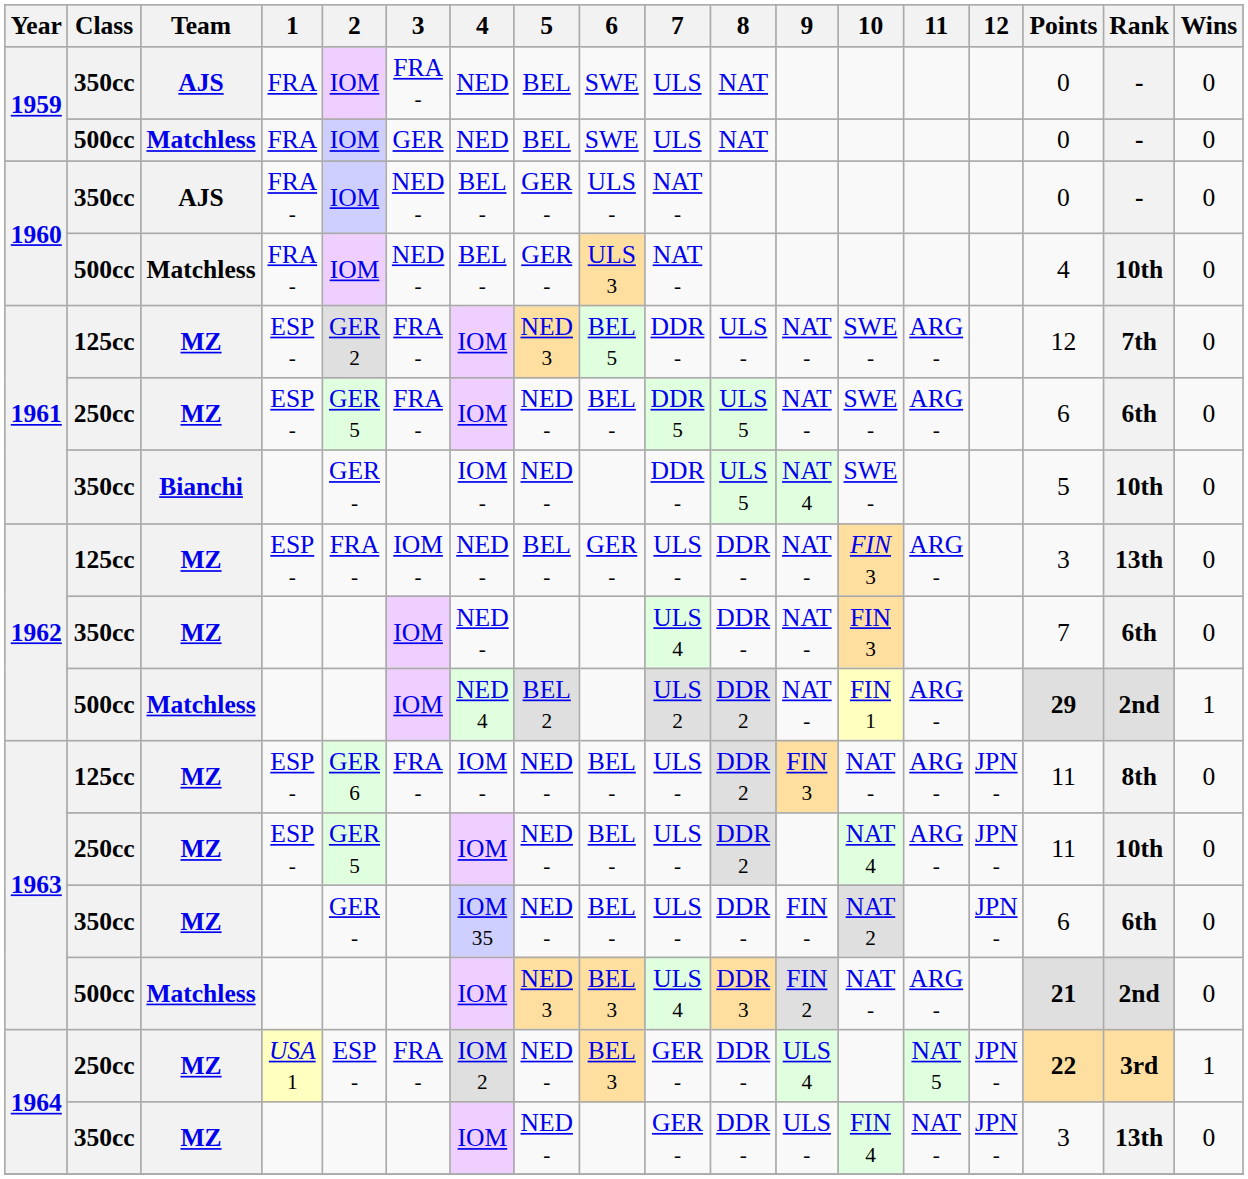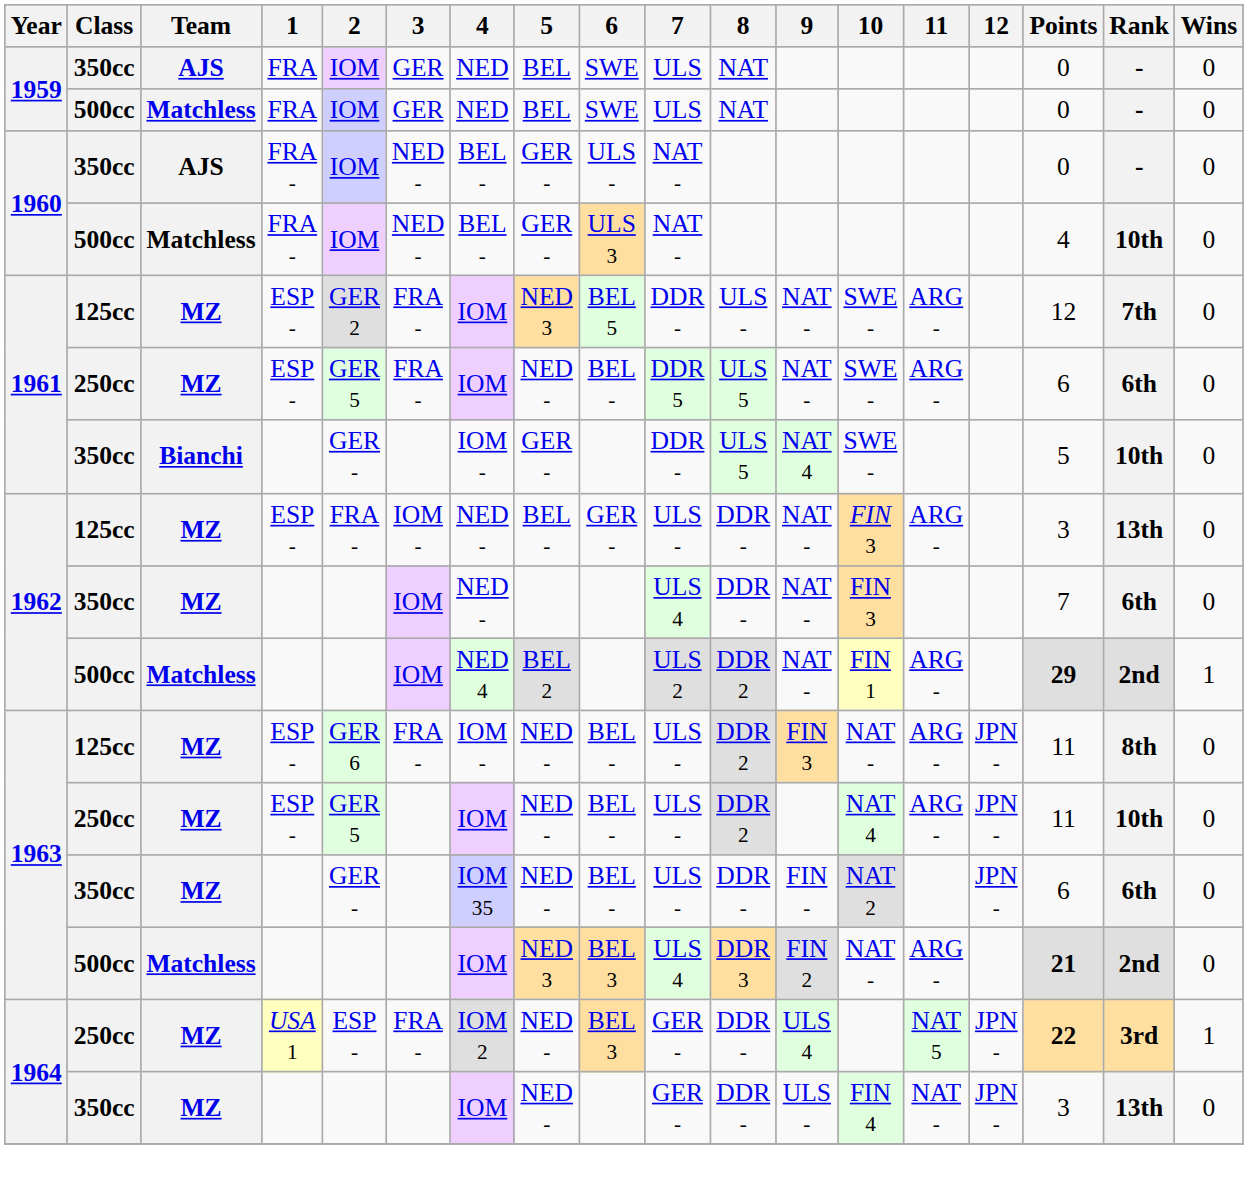(418, 82) FRA - -> (418, 67) GER
(547, 486) NED - -> (547, 456) GER -
